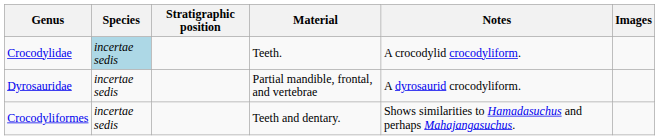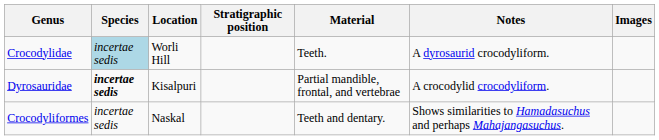+ column: (175, 20)
(452, 53) A crocodylid crocodyliform. -> (481, 53) A dyrosaurid crocodyliform.
(114, 85) normal -> (114, 85) bold
(452, 85) A dyrosaurid crocodyliform. -> (481, 85) A crocodylid crocodyliform.
